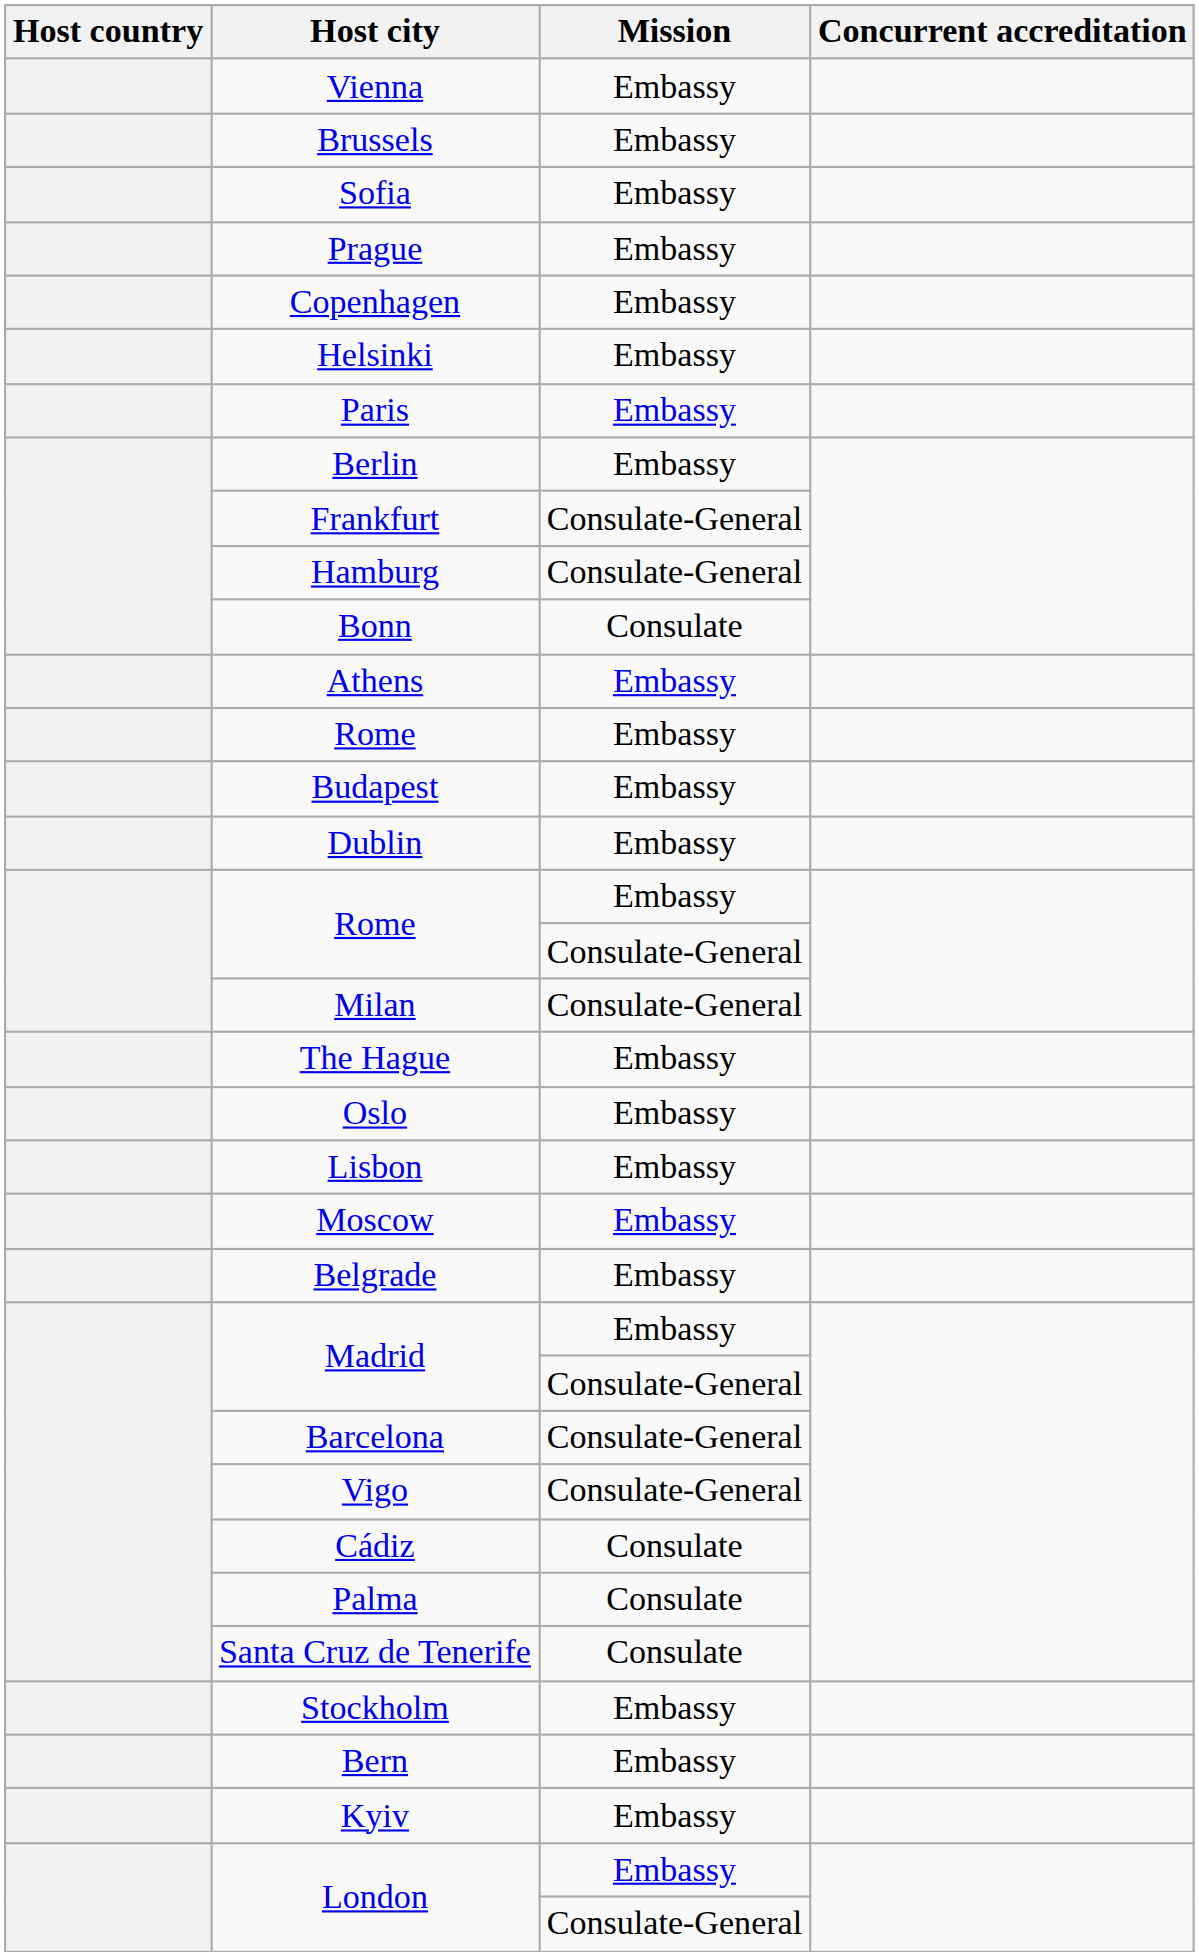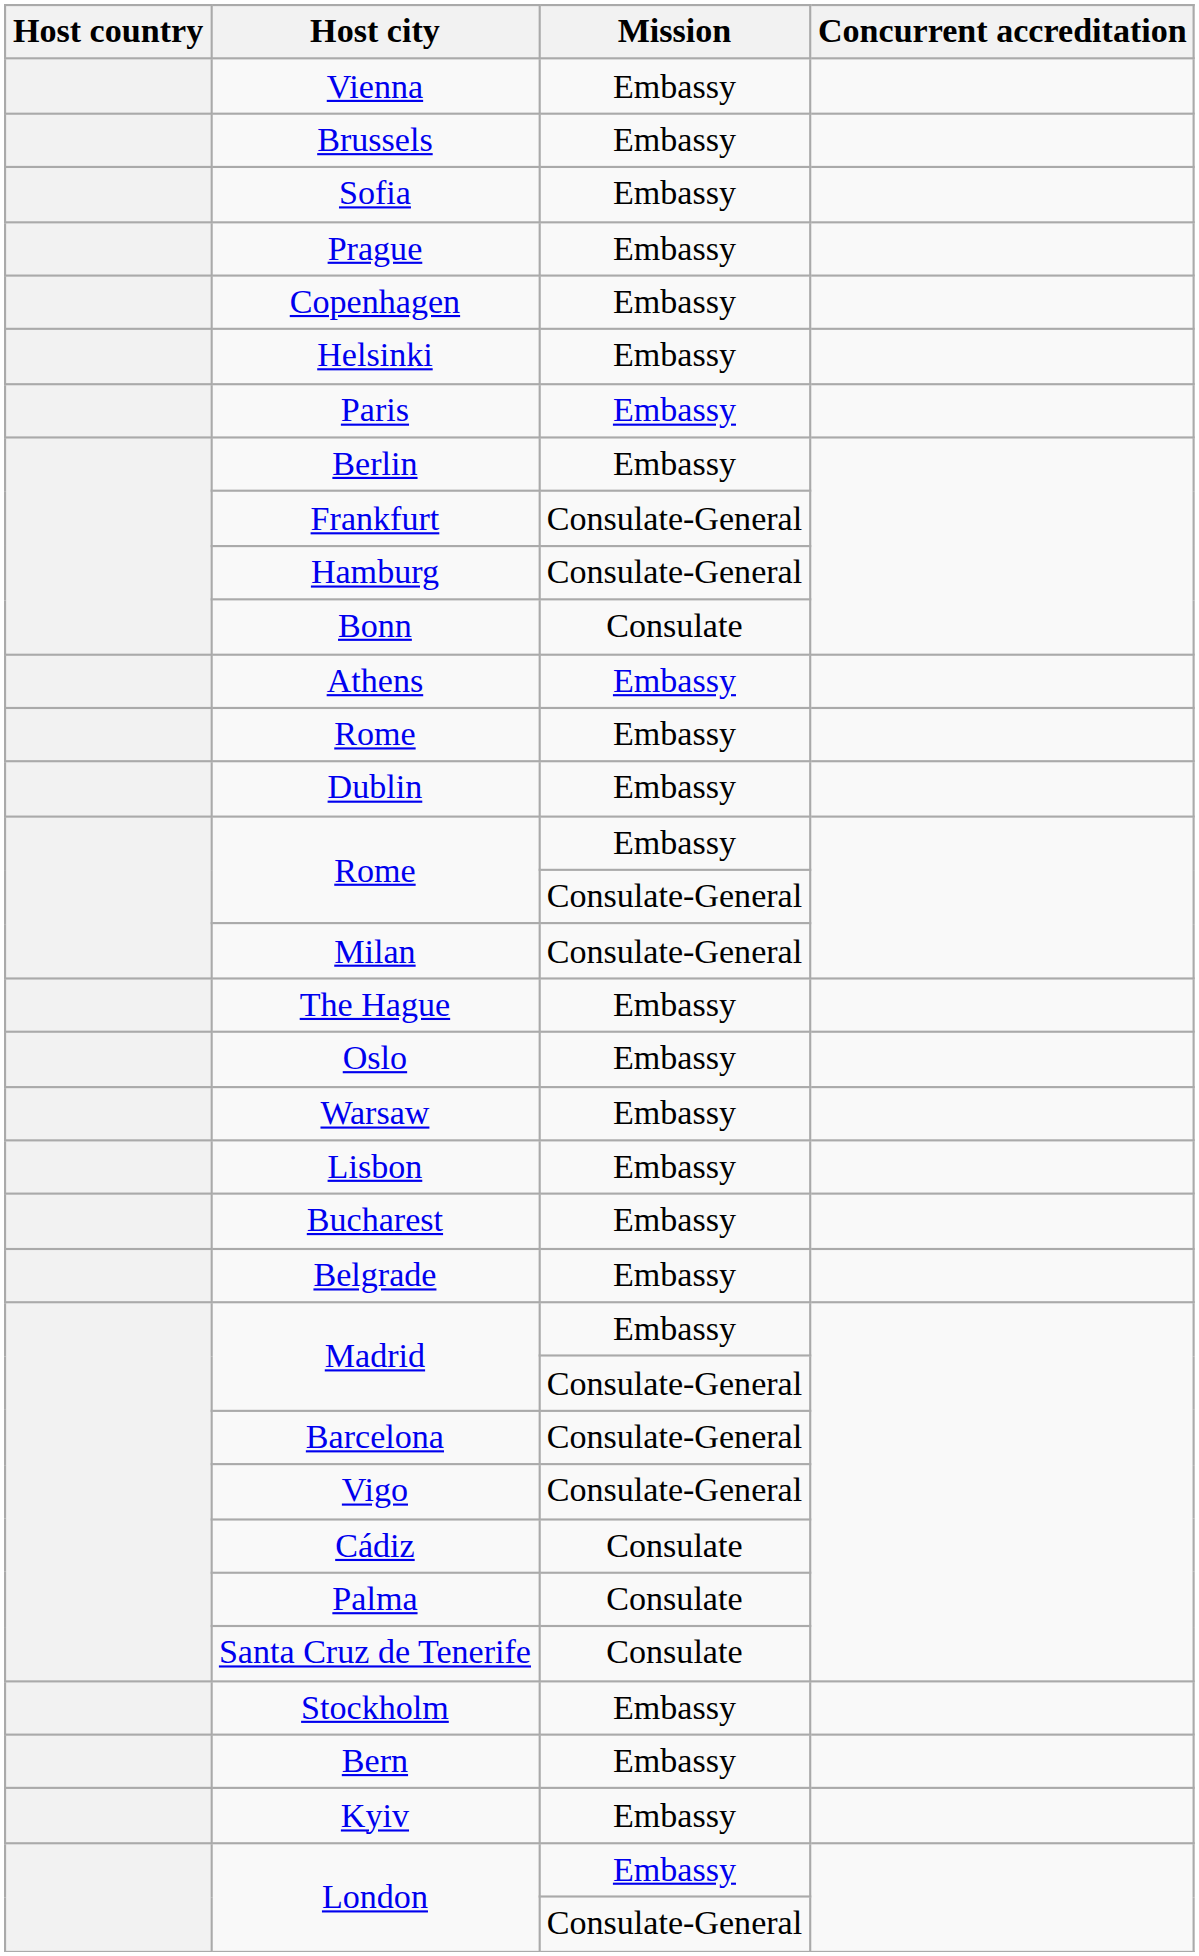- row: (375, 788)
+ row: (375, 1112)
+ row: (375, 1220)
- row: (375, 1220)
